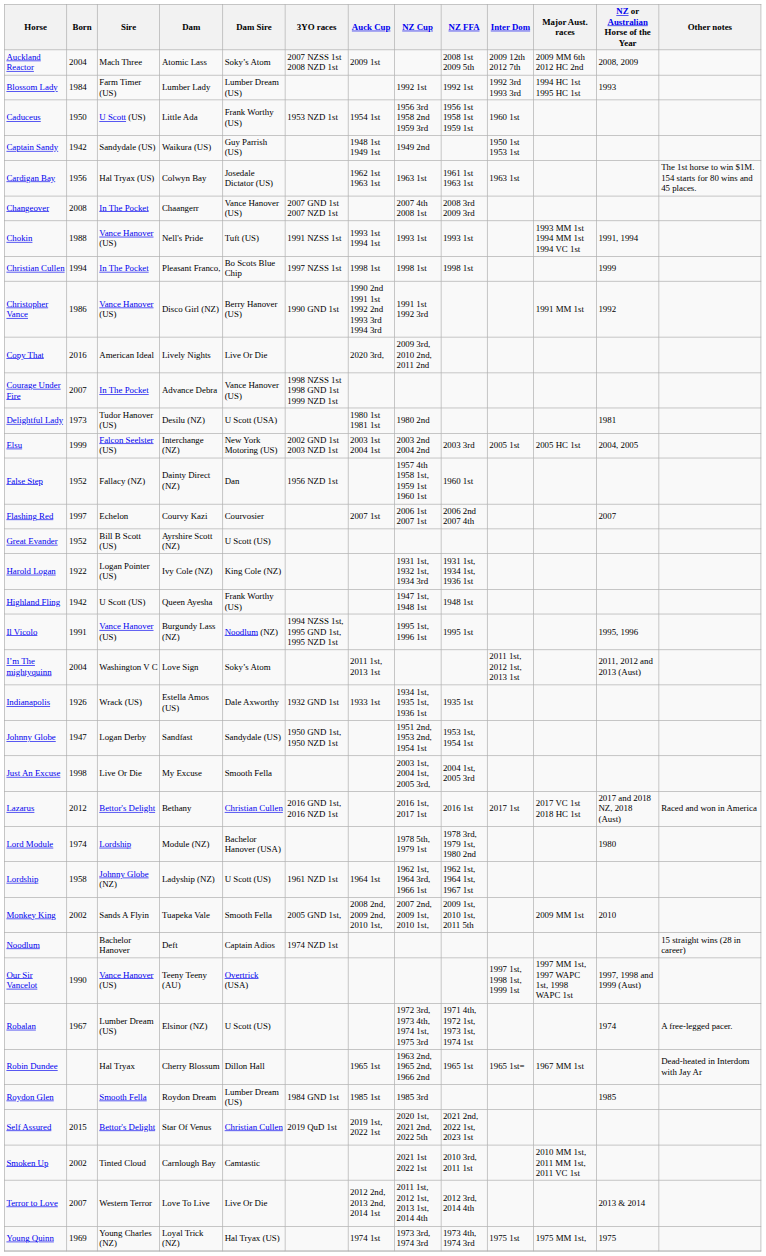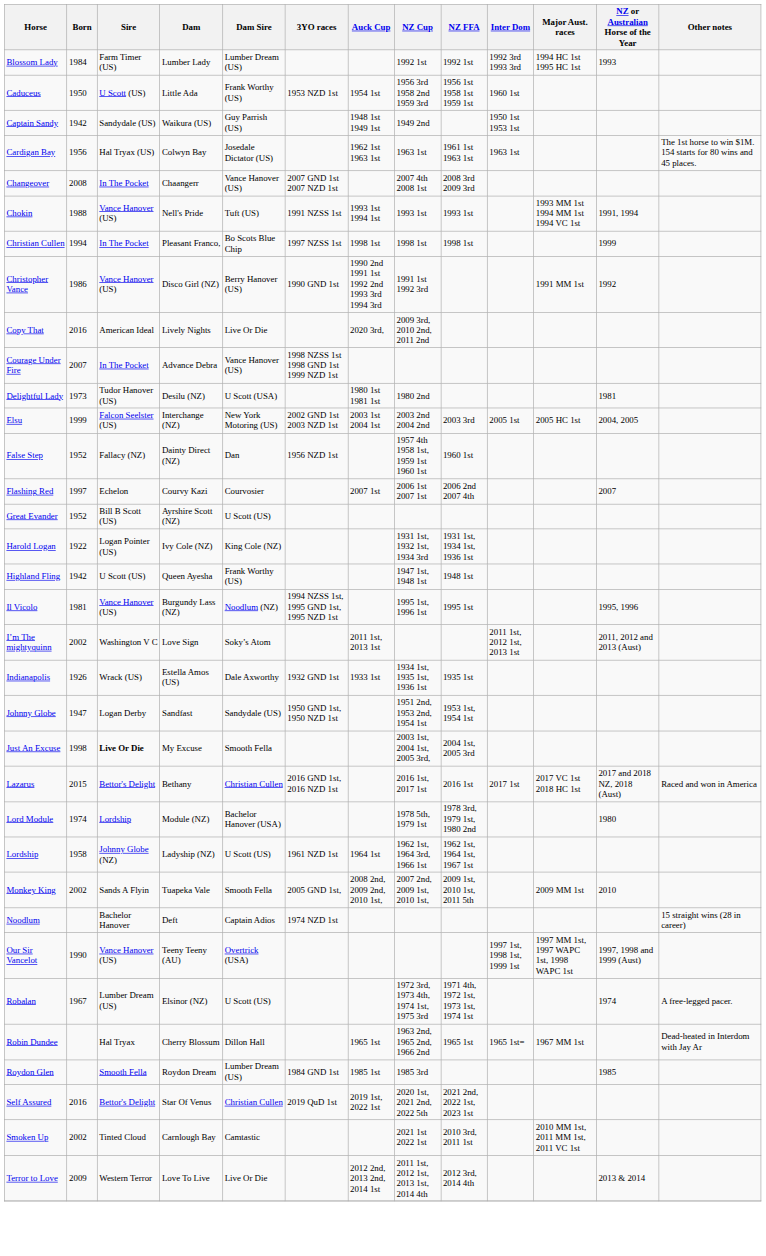- row: (24, 62)
(78, 631) 1991 -> (78, 606) 1981
(78, 667) 2004 -> (78, 642) 2002
(121, 773) normal -> (122, 748) bold
(78, 808) 2012 -> (78, 783) 2015
(78, 1127) 2015 -> (78, 1102) 2016
(78, 1203) 2007 -> (78, 1178) 2009
- row: (30, 1238)
